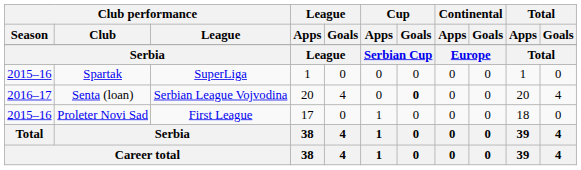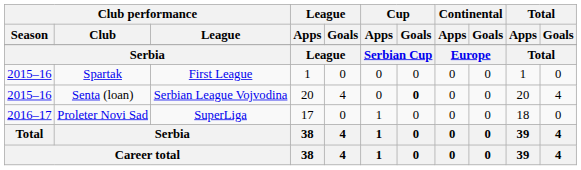(221, 74) SuperLiga -> (221, 74) First League
(29, 94) 2016–17 -> (29, 94) 2015–16
(29, 114) 2015–16 -> (29, 114) 2016–17
(221, 114) First League -> (221, 114) SuperLiga
